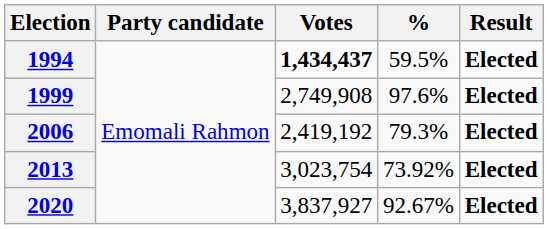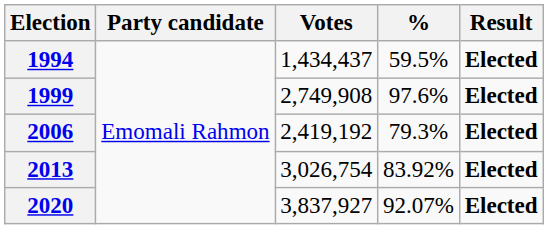(326, 59) bold -> (326, 59) normal
(326, 168) 3,023,754 -> (326, 168) 3,026,754
(419, 168) 73.92% -> (419, 168) 83.92%
(419, 205) 92.67% -> (419, 205) 92.07%
